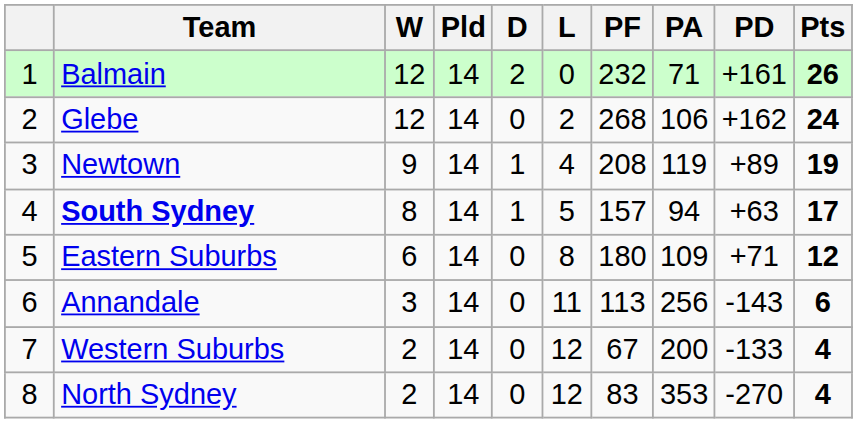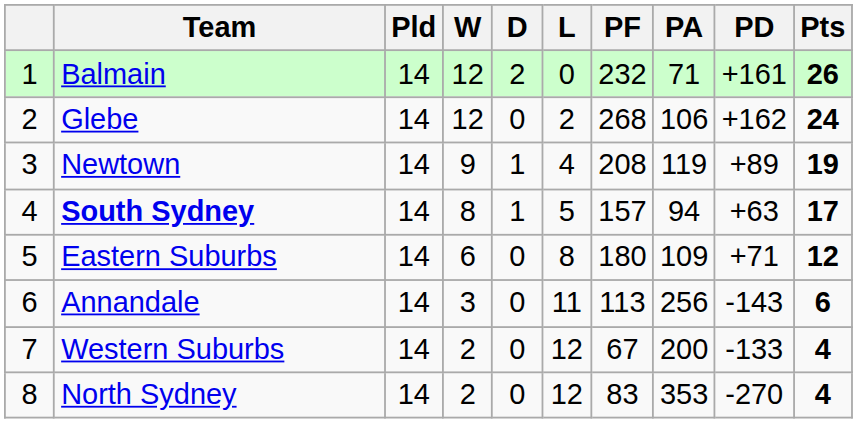columns swapped: (463, 27) <-> (409, 27)
